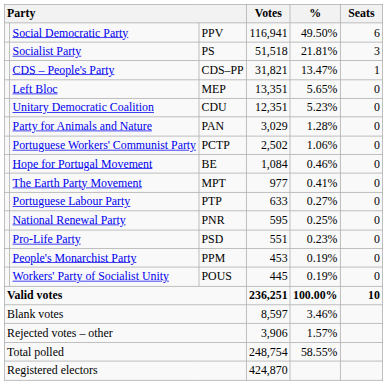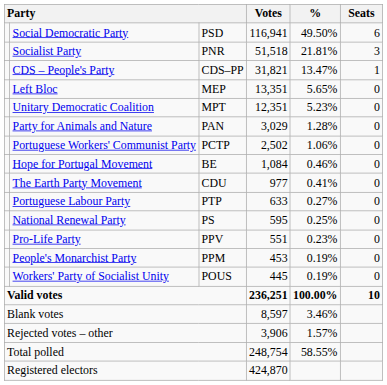(212, 32) PPV -> (212, 32) PSD
(208, 51) PS -> (213, 51) PNR
(214, 107) CDU -> (214, 107) MPT
(214, 182) MPT -> (214, 182) CDU
(213, 220) PNR -> (208, 220) PS
(212, 239) PSD -> (212, 239) PPV
